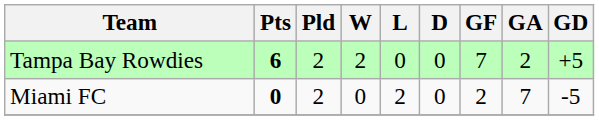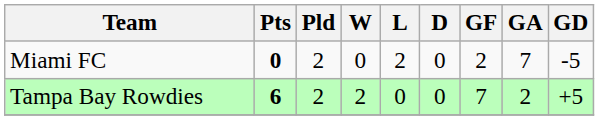rows swapped: (107, 59) <-> (58, 96)
